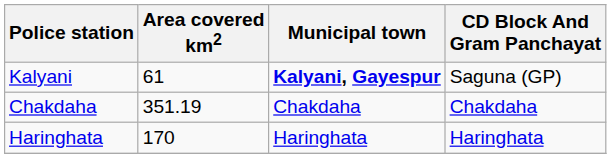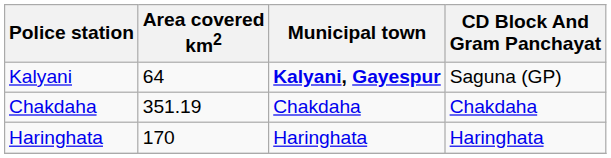(153, 76) 61 -> (153, 76) 64
